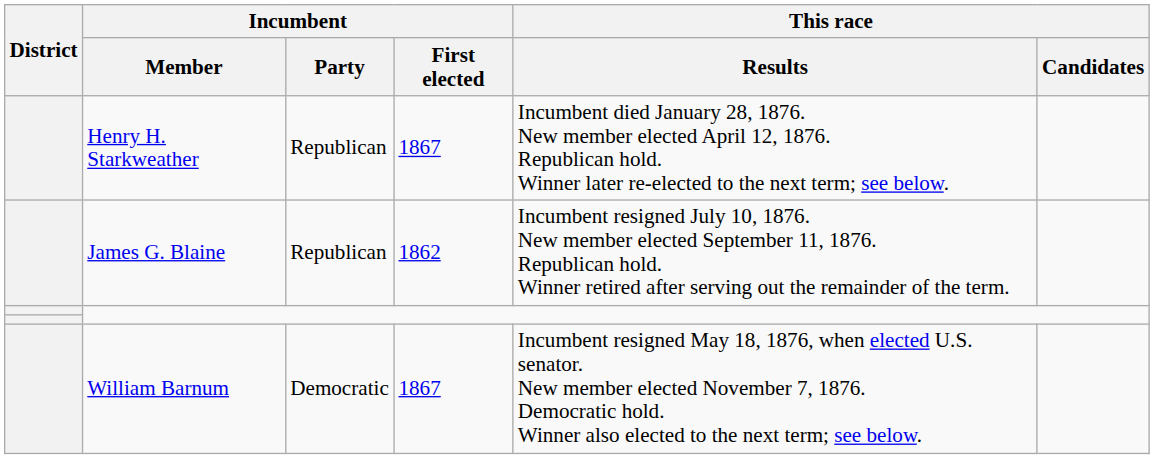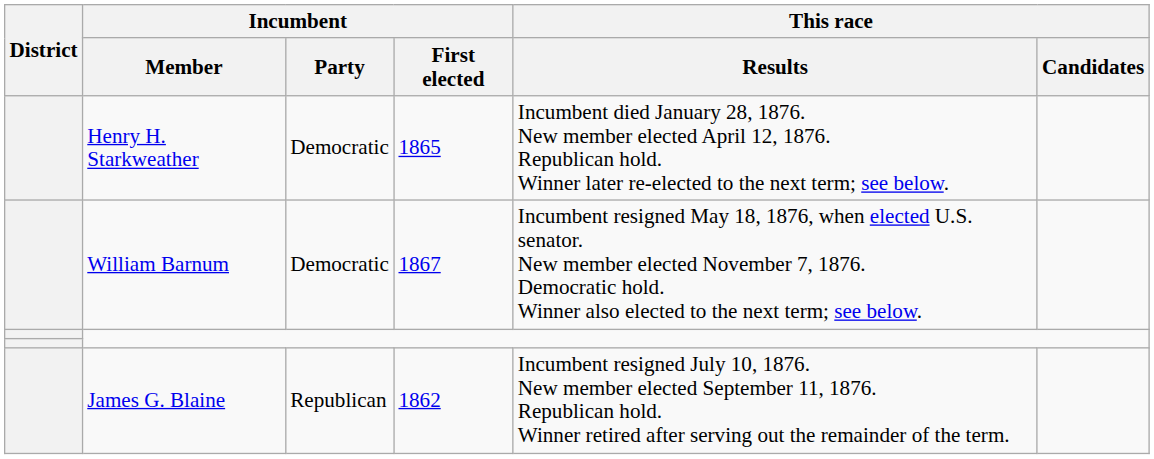(338, 147) Republican -> (340, 147) Democratic
(420, 147) 1867 -> (420, 147) 1865
rows swapped: (158, 388) <-> (156, 252)
